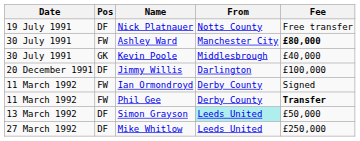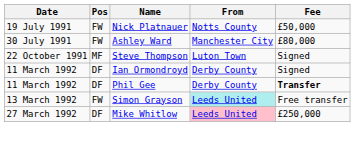(103, 26) DF -> (97, 26) FW
(318, 26) Free transfer -> (296, 26) £50,000
(302, 41) bold -> (296, 41) normal
- row: (147, 56)
+ row: (150, 56)
- row: (150, 70)
(103, 85) FW -> (97, 70) DF
(103, 99) FW -> (97, 85) DF
(103, 114) DF -> (97, 99) FW
(302, 114) £50,000 -> (312, 99) Free transfer
(230, 129) no background -> (225, 114) pink background
